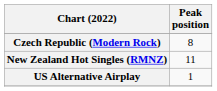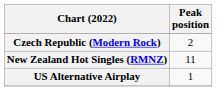(190, 42) 8 -> (190, 42) 2
